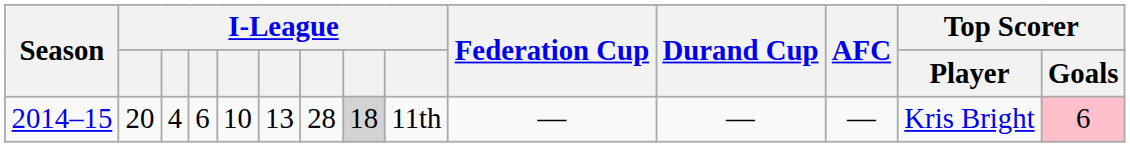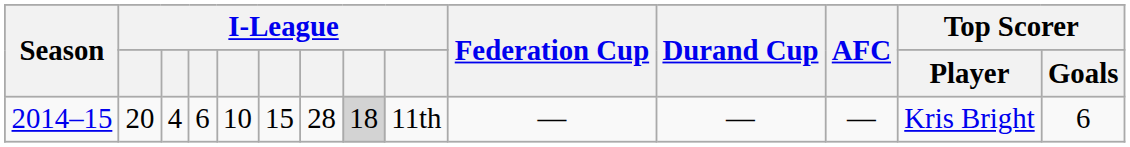(280, 118) 13 -> (280, 118) 15
(1083, 118) pink background -> (1083, 118) no background
